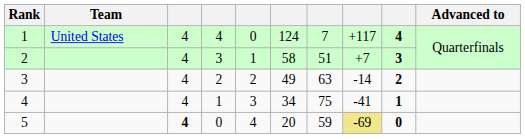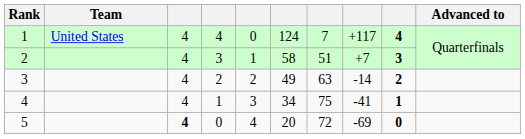(325, 123) 59 -> (325, 123) 72
(362, 123) khaki background -> (362, 123) no background
